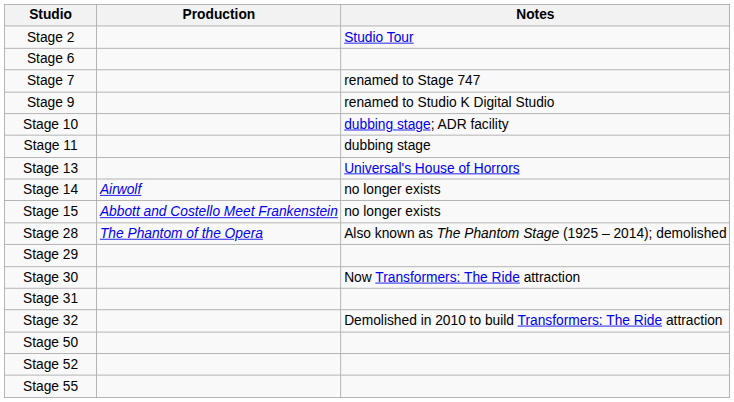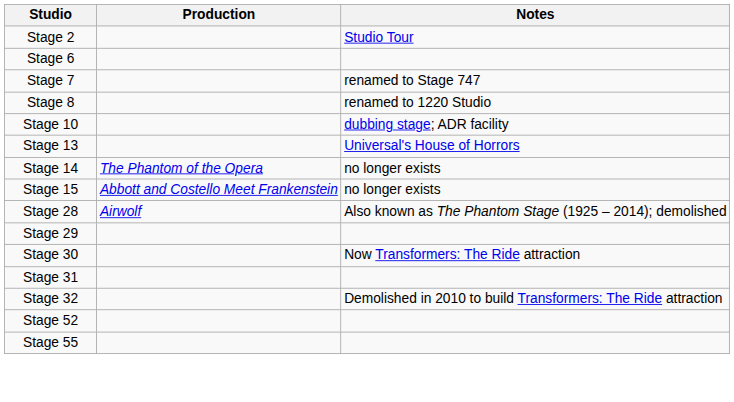+ row: (51, 102)
- row: (51, 102)
- row: (51, 146)
(121, 189) Airwolf -> (181, 168) The Phantom of the Opera
(181, 233) The Phantom of the Opera -> (121, 211) Airwolf
- row: (51, 342)
